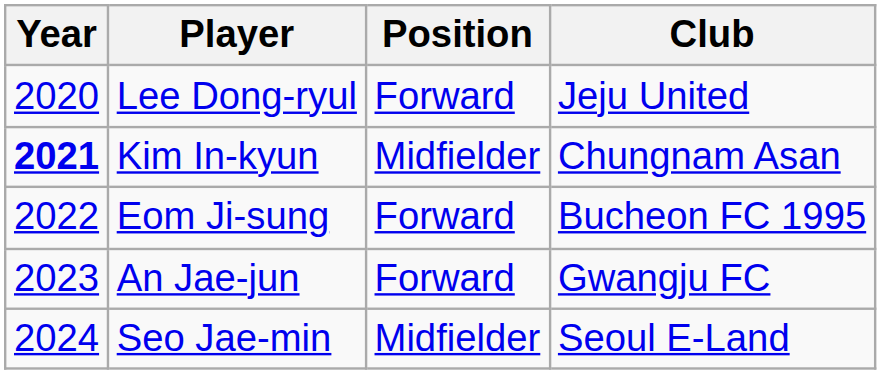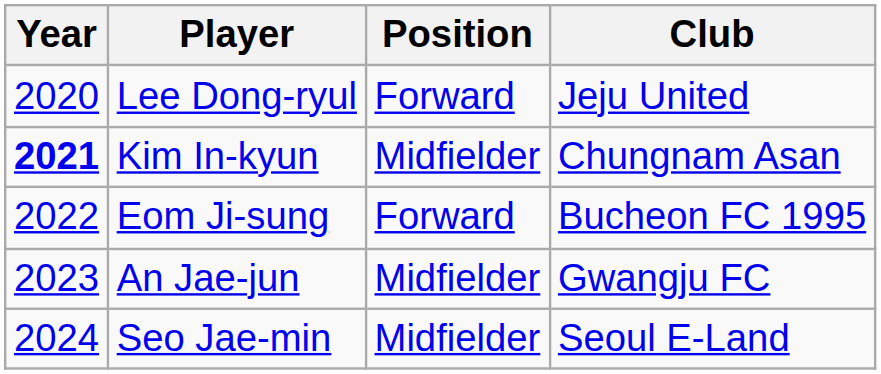(445, 277) Forward -> (457, 277) Midfielder
